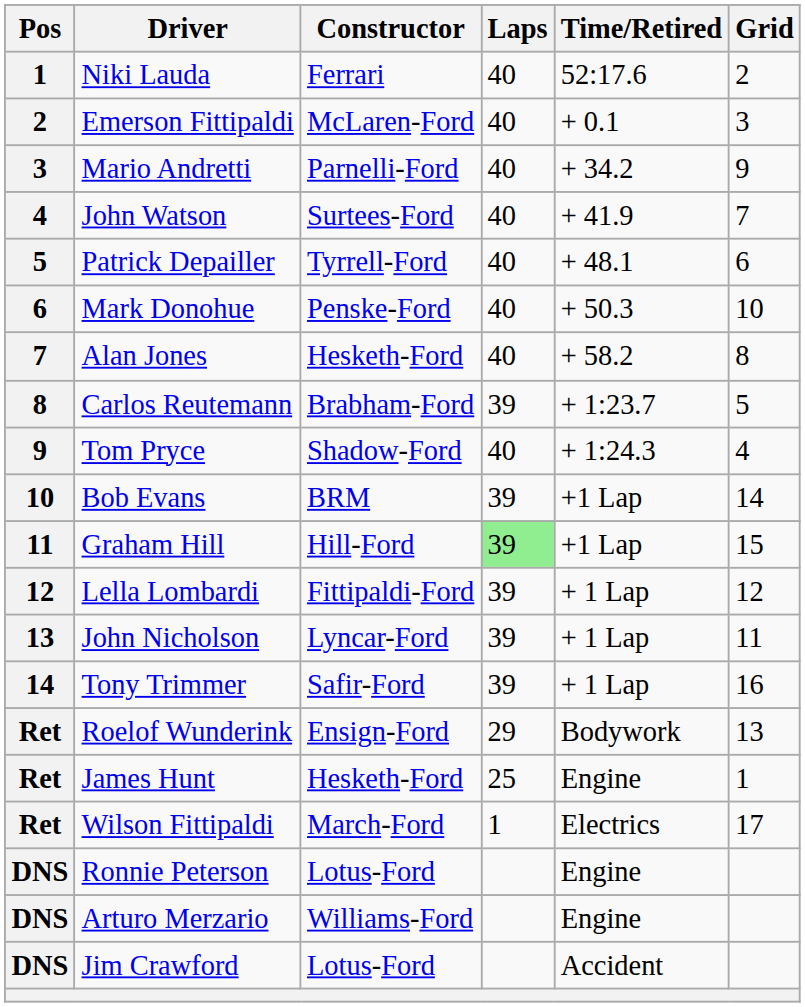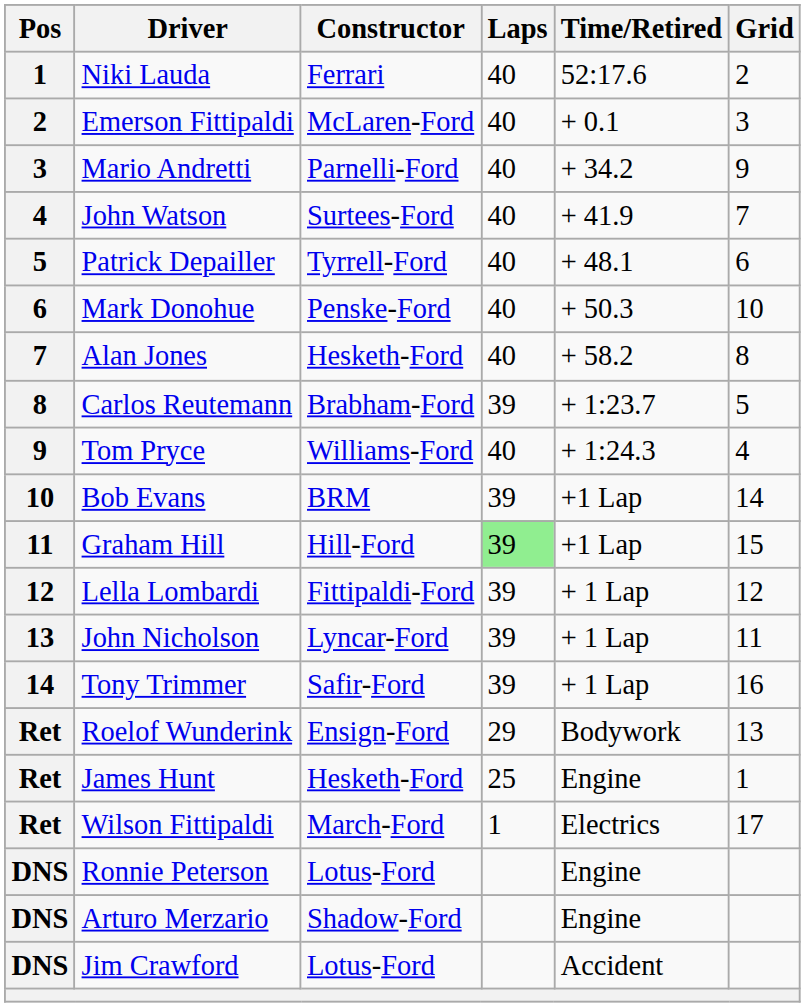(384, 449) Shadow-Ford -> (390, 449) Williams-Ford
(390, 918) Williams-Ford -> (384, 918) Shadow-Ford
